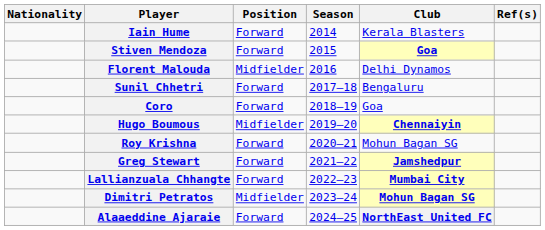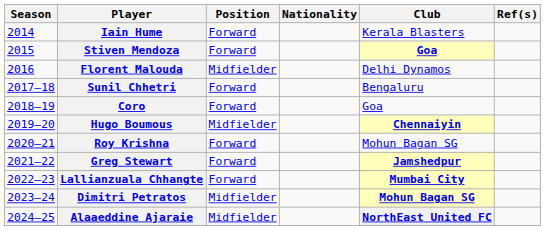columns swapped: (333, 14) <-> (45, 14)
(260, 216) Forward -> (243, 216) Midfielder
